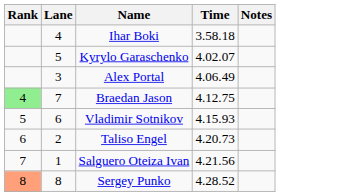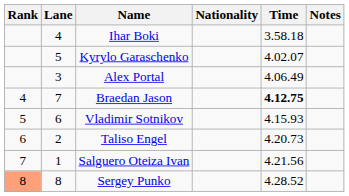+ column: (227, 14)
(23, 98) lightgreen background -> (23, 98) no background
(215, 98) normal -> (284, 98) bold
